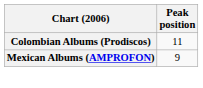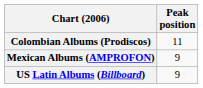+ row: (81, 74)
